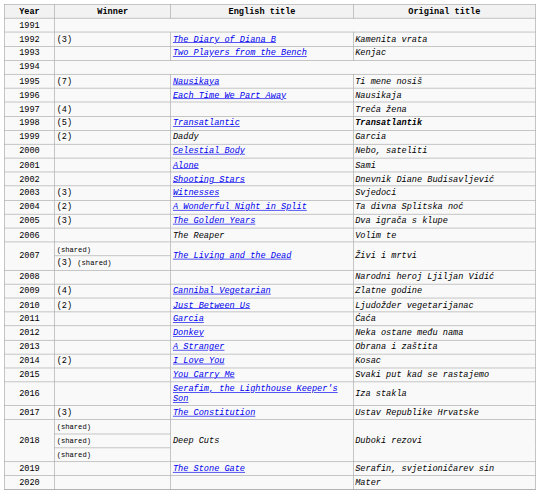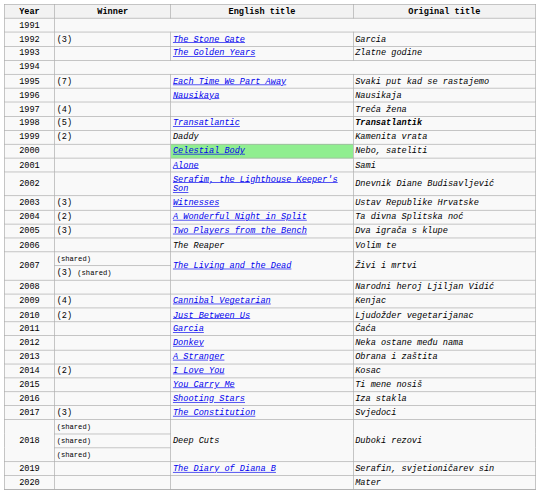(224, 39) The Diary of Diana B -> (209, 39) The Stone Gate
(391, 39) Kamenita vrata -> (371, 39) Garcia
(240, 53) Two Players from the Bench -> (214, 53) The Golden Years
(371, 53) Kenjac -> (389, 53) Zlatne godine
(196, 81) Nausikaya -> (230, 81) Each Time We Part Away
(389, 81) Ti mene nosiš -> (422, 81) Svaki put kad se rastajemo
(230, 95) Each Time We Part Away -> (196, 95) Nausikaya
(371, 137) Garcia -> (391, 137) Kamenita vrata
(209, 151) no background -> (209, 151) lightgreen background
(209, 179) Shooting Stars -> (255, 184) Serafim, the Lighthouse Keeper's Son
(376, 193) Svjedoci -> (417, 203) Ustav Republike Hrvatske
(214, 221) The Golden Years -> (240, 231) Two Players from the Bench
(389, 291) Zlatne godine -> (371, 301) Kenjac
(422, 375) Svaki put kad se rastajemo -> (389, 385) Ti mene nosiš
(255, 394) Serafim, the Lighthouse Keeper's Son -> (209, 399) Shooting Stars
(417, 413) Ustav Republike Hrvatske -> (376, 413) Svjedoci
(209, 469) The Stone Gate -> (224, 469) The Diary of Diana B
